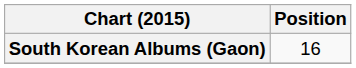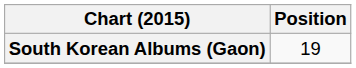(311, 48) 16 -> (311, 48) 19
